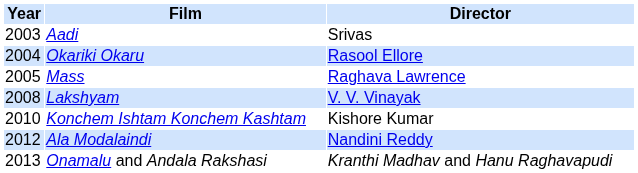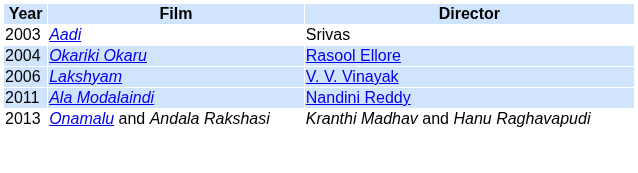- row: (65, 76)
(23, 98) 2008 -> (23, 76) 2006
- row: (176, 118)
(23, 140) 2012 -> (22, 98) 2011
